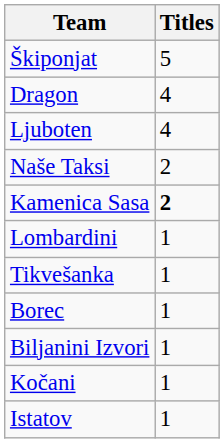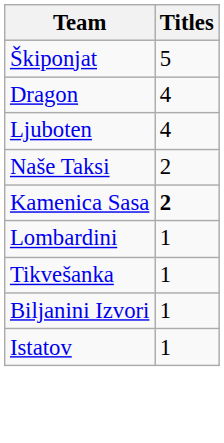- row: (37, 310)
- row: (43, 382)
